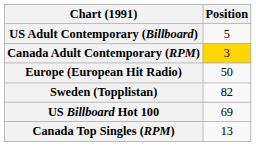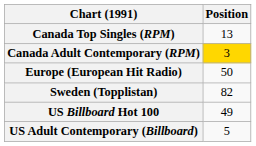rows swapped: (104, 131) <-> (104, 33)
(227, 111) 69 -> (227, 111) 49
